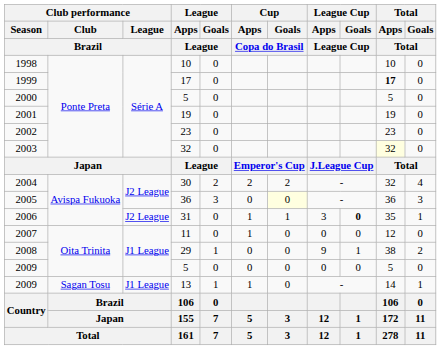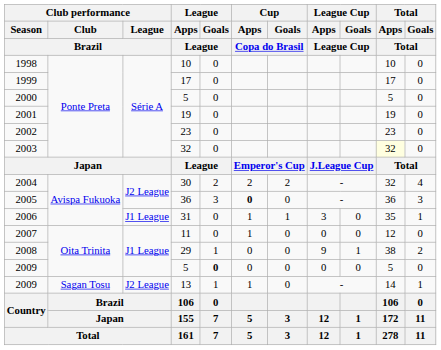(390, 81) bold -> (390, 81) normal
(250, 200) normal -> (250, 200) bold
(288, 200) lightyellow background -> (288, 200) no background
(147, 217) J2 League -> (147, 217) J1 League
(358, 217) bold -> (358, 217) normal
(216, 268) normal -> (216, 268) bold
(147, 285) J1 League -> (147, 285) J2 League
